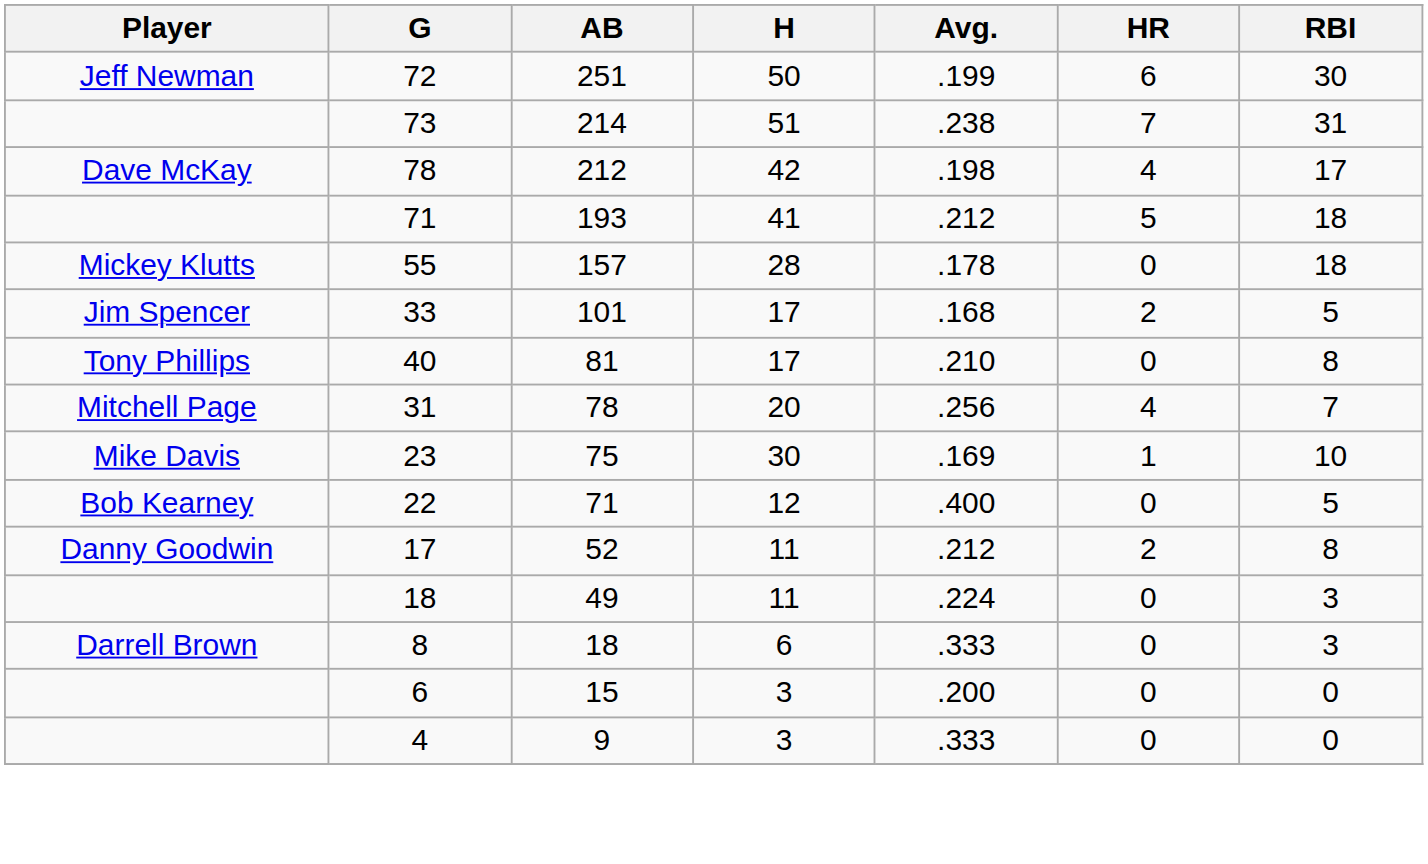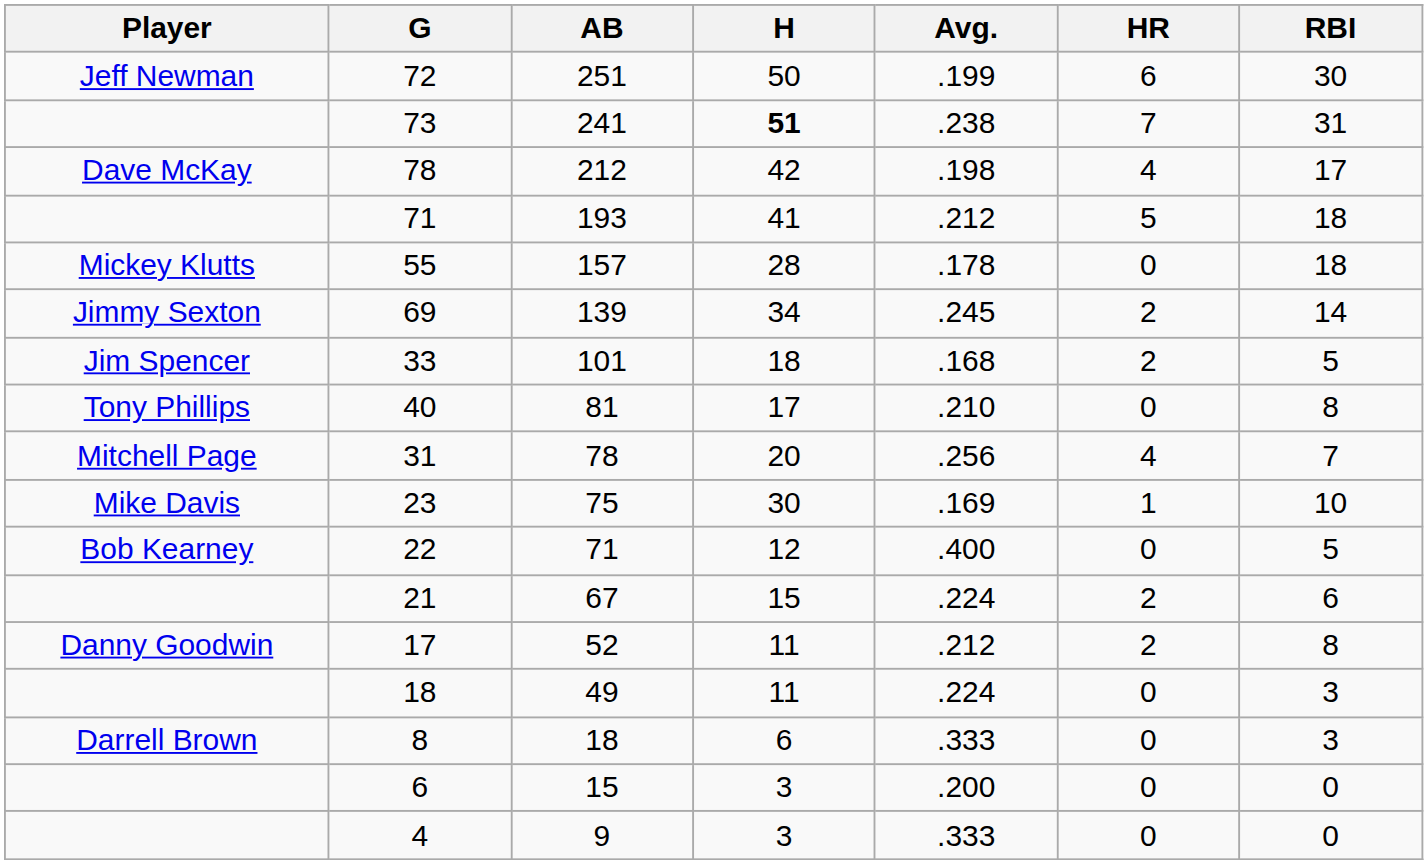(602, 123) 214 -> (602, 123) 241
(784, 123) normal -> (784, 123) bold
+ row: (420, 312)
(784, 312) 17 -> (784, 360) 18
+ row: (420, 597)
